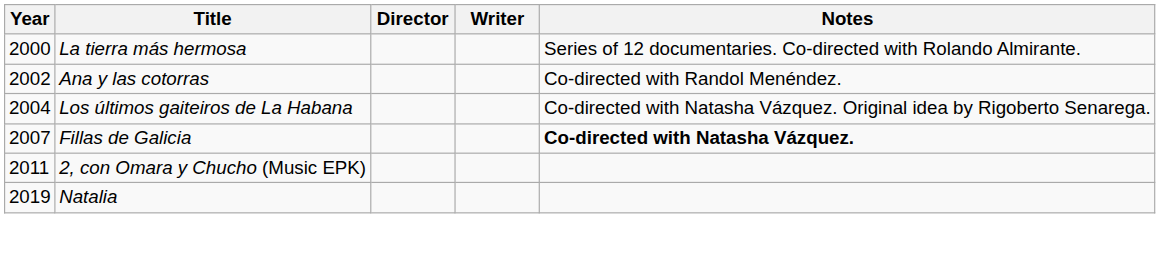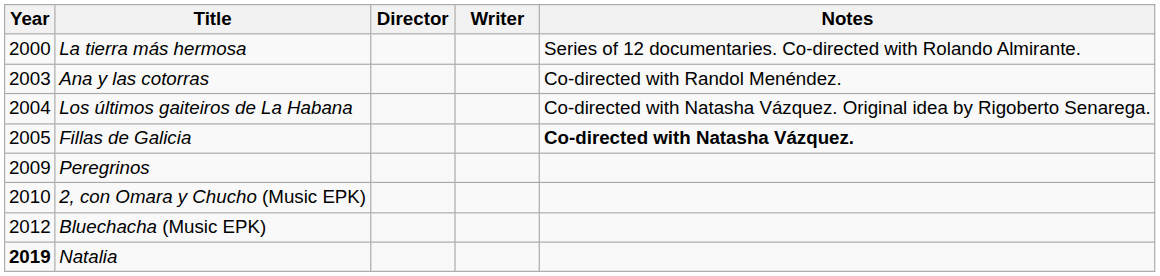(30, 78) 2002 -> (30, 78) 2003
(30, 138) 2007 -> (30, 138) 2005
+ row: (104, 167)
(29, 167) 2011 -> (30, 197) 2010
+ row: (163, 227)
(30, 197) normal -> (30, 256) bold
